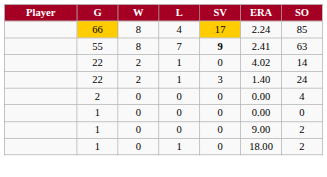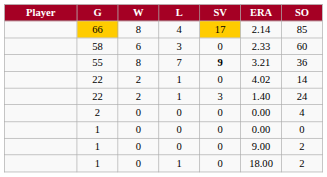(261, 29) 2.24 -> (261, 29) 2.14
+ row: (97, 46)
(261, 46) 2.41 -> (261, 63) 3.21
(302, 46) 63 -> (302, 63) 36
